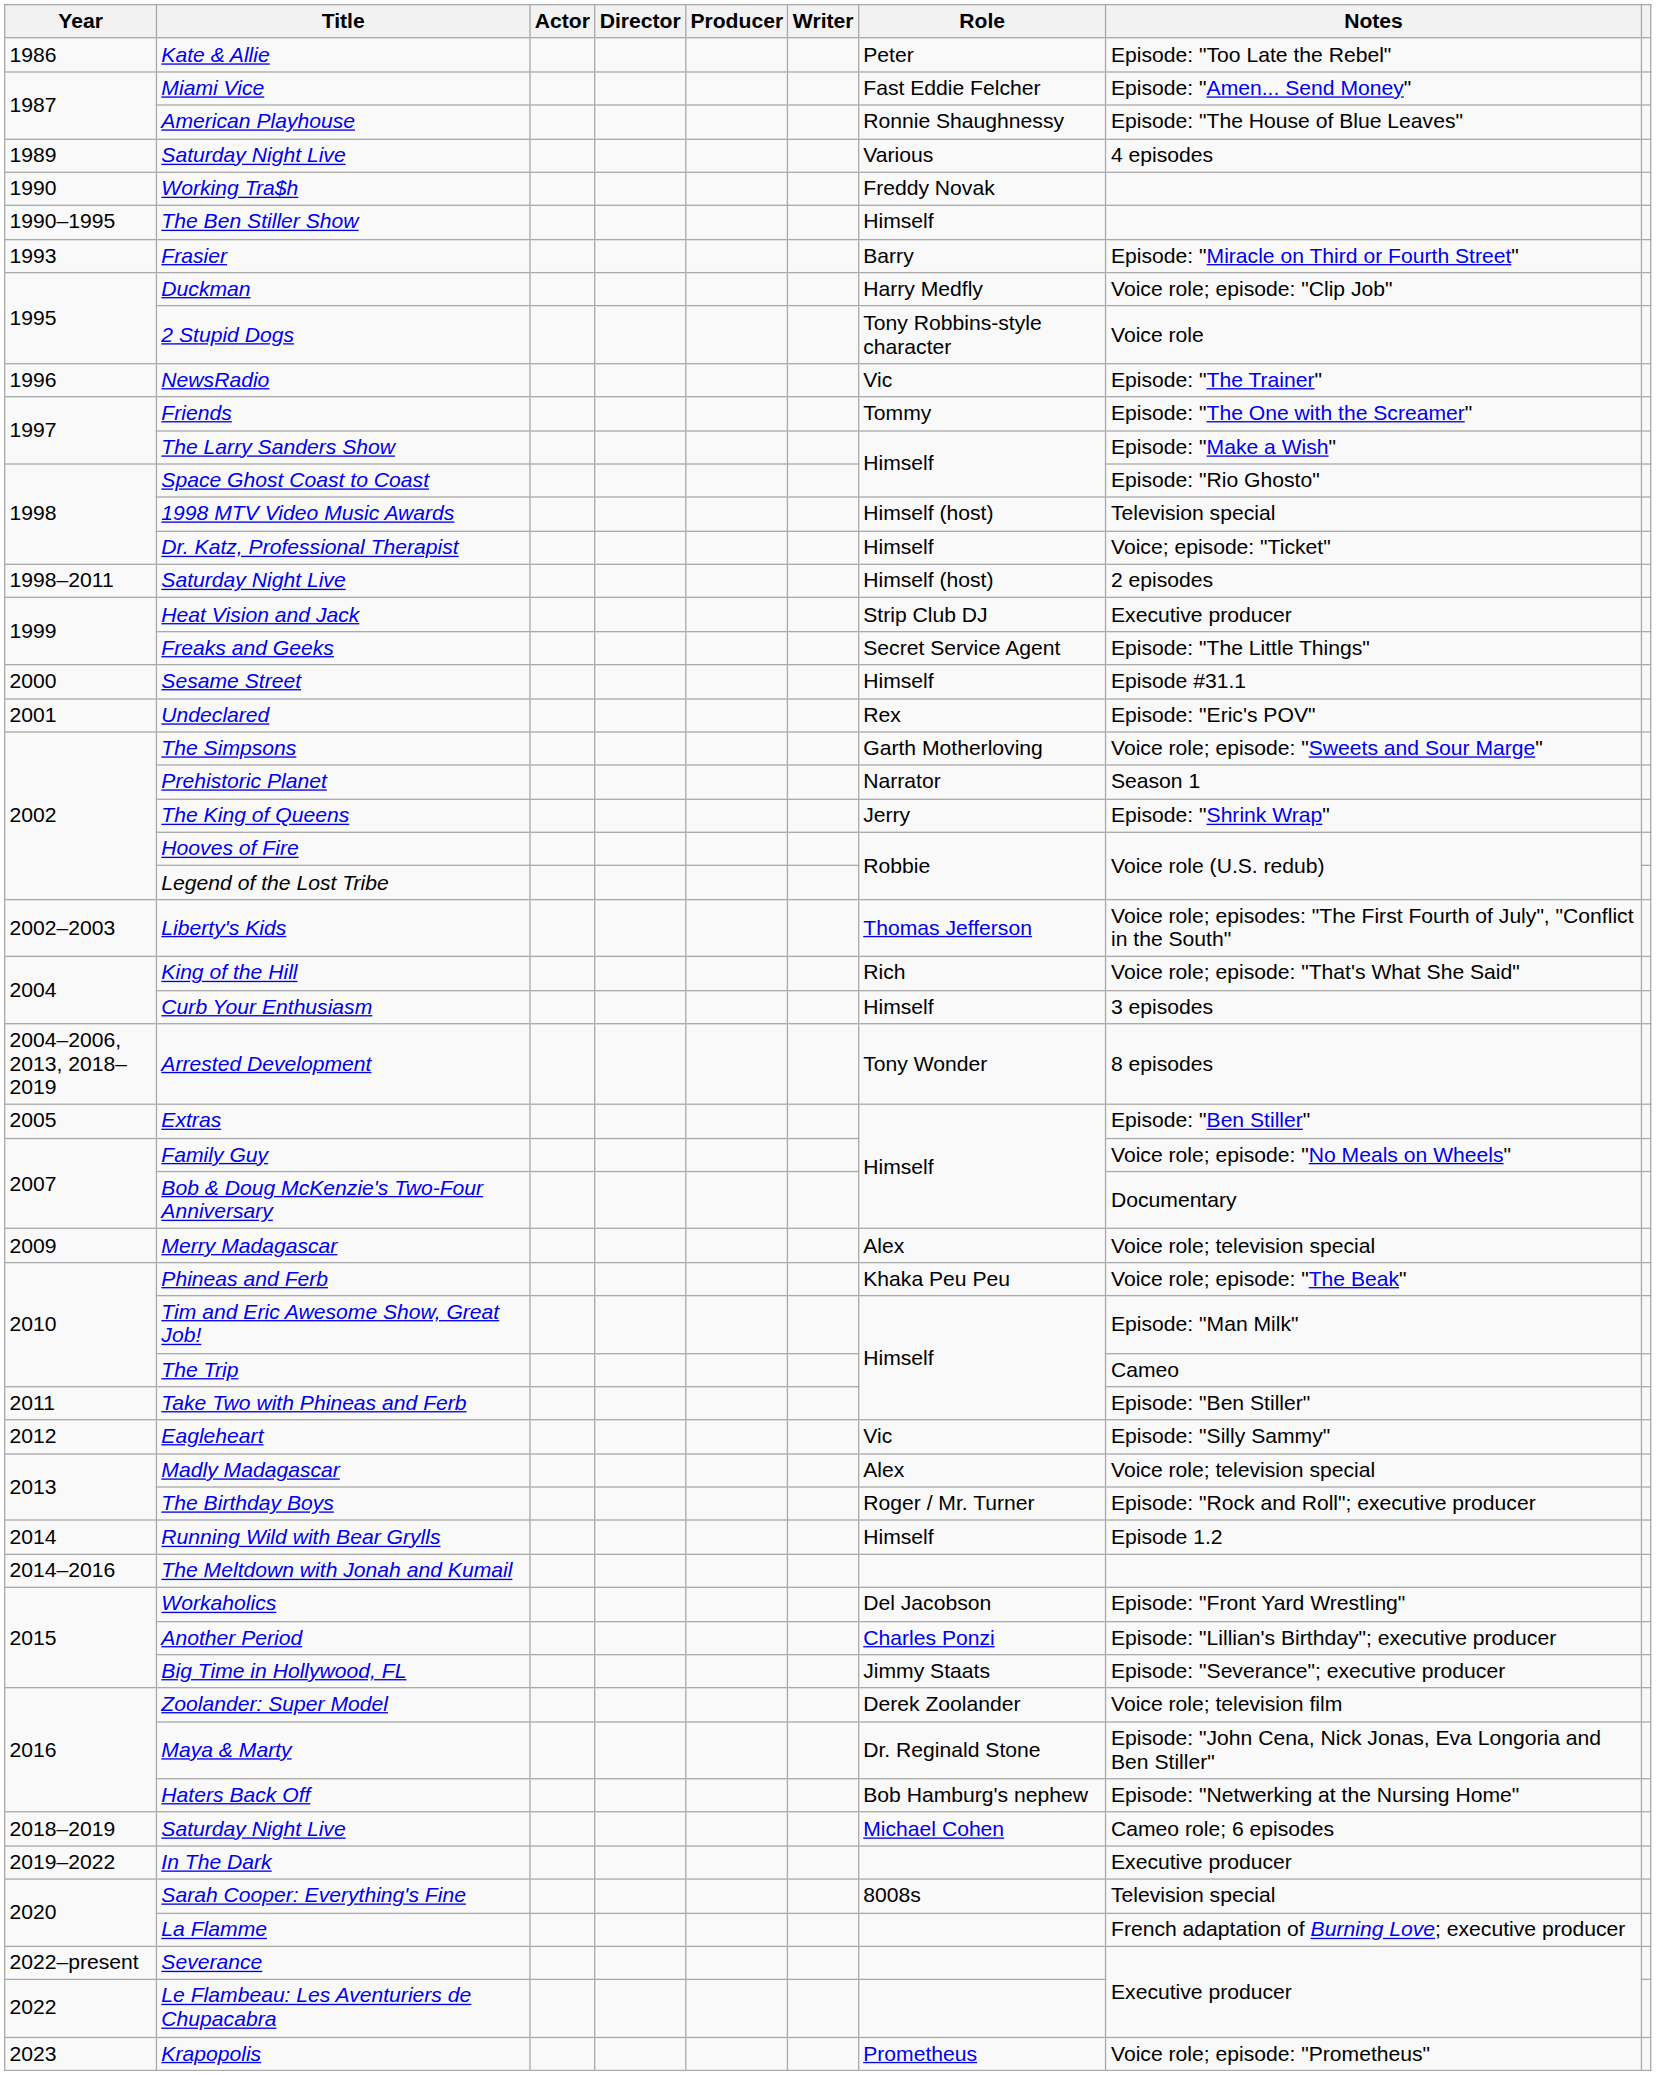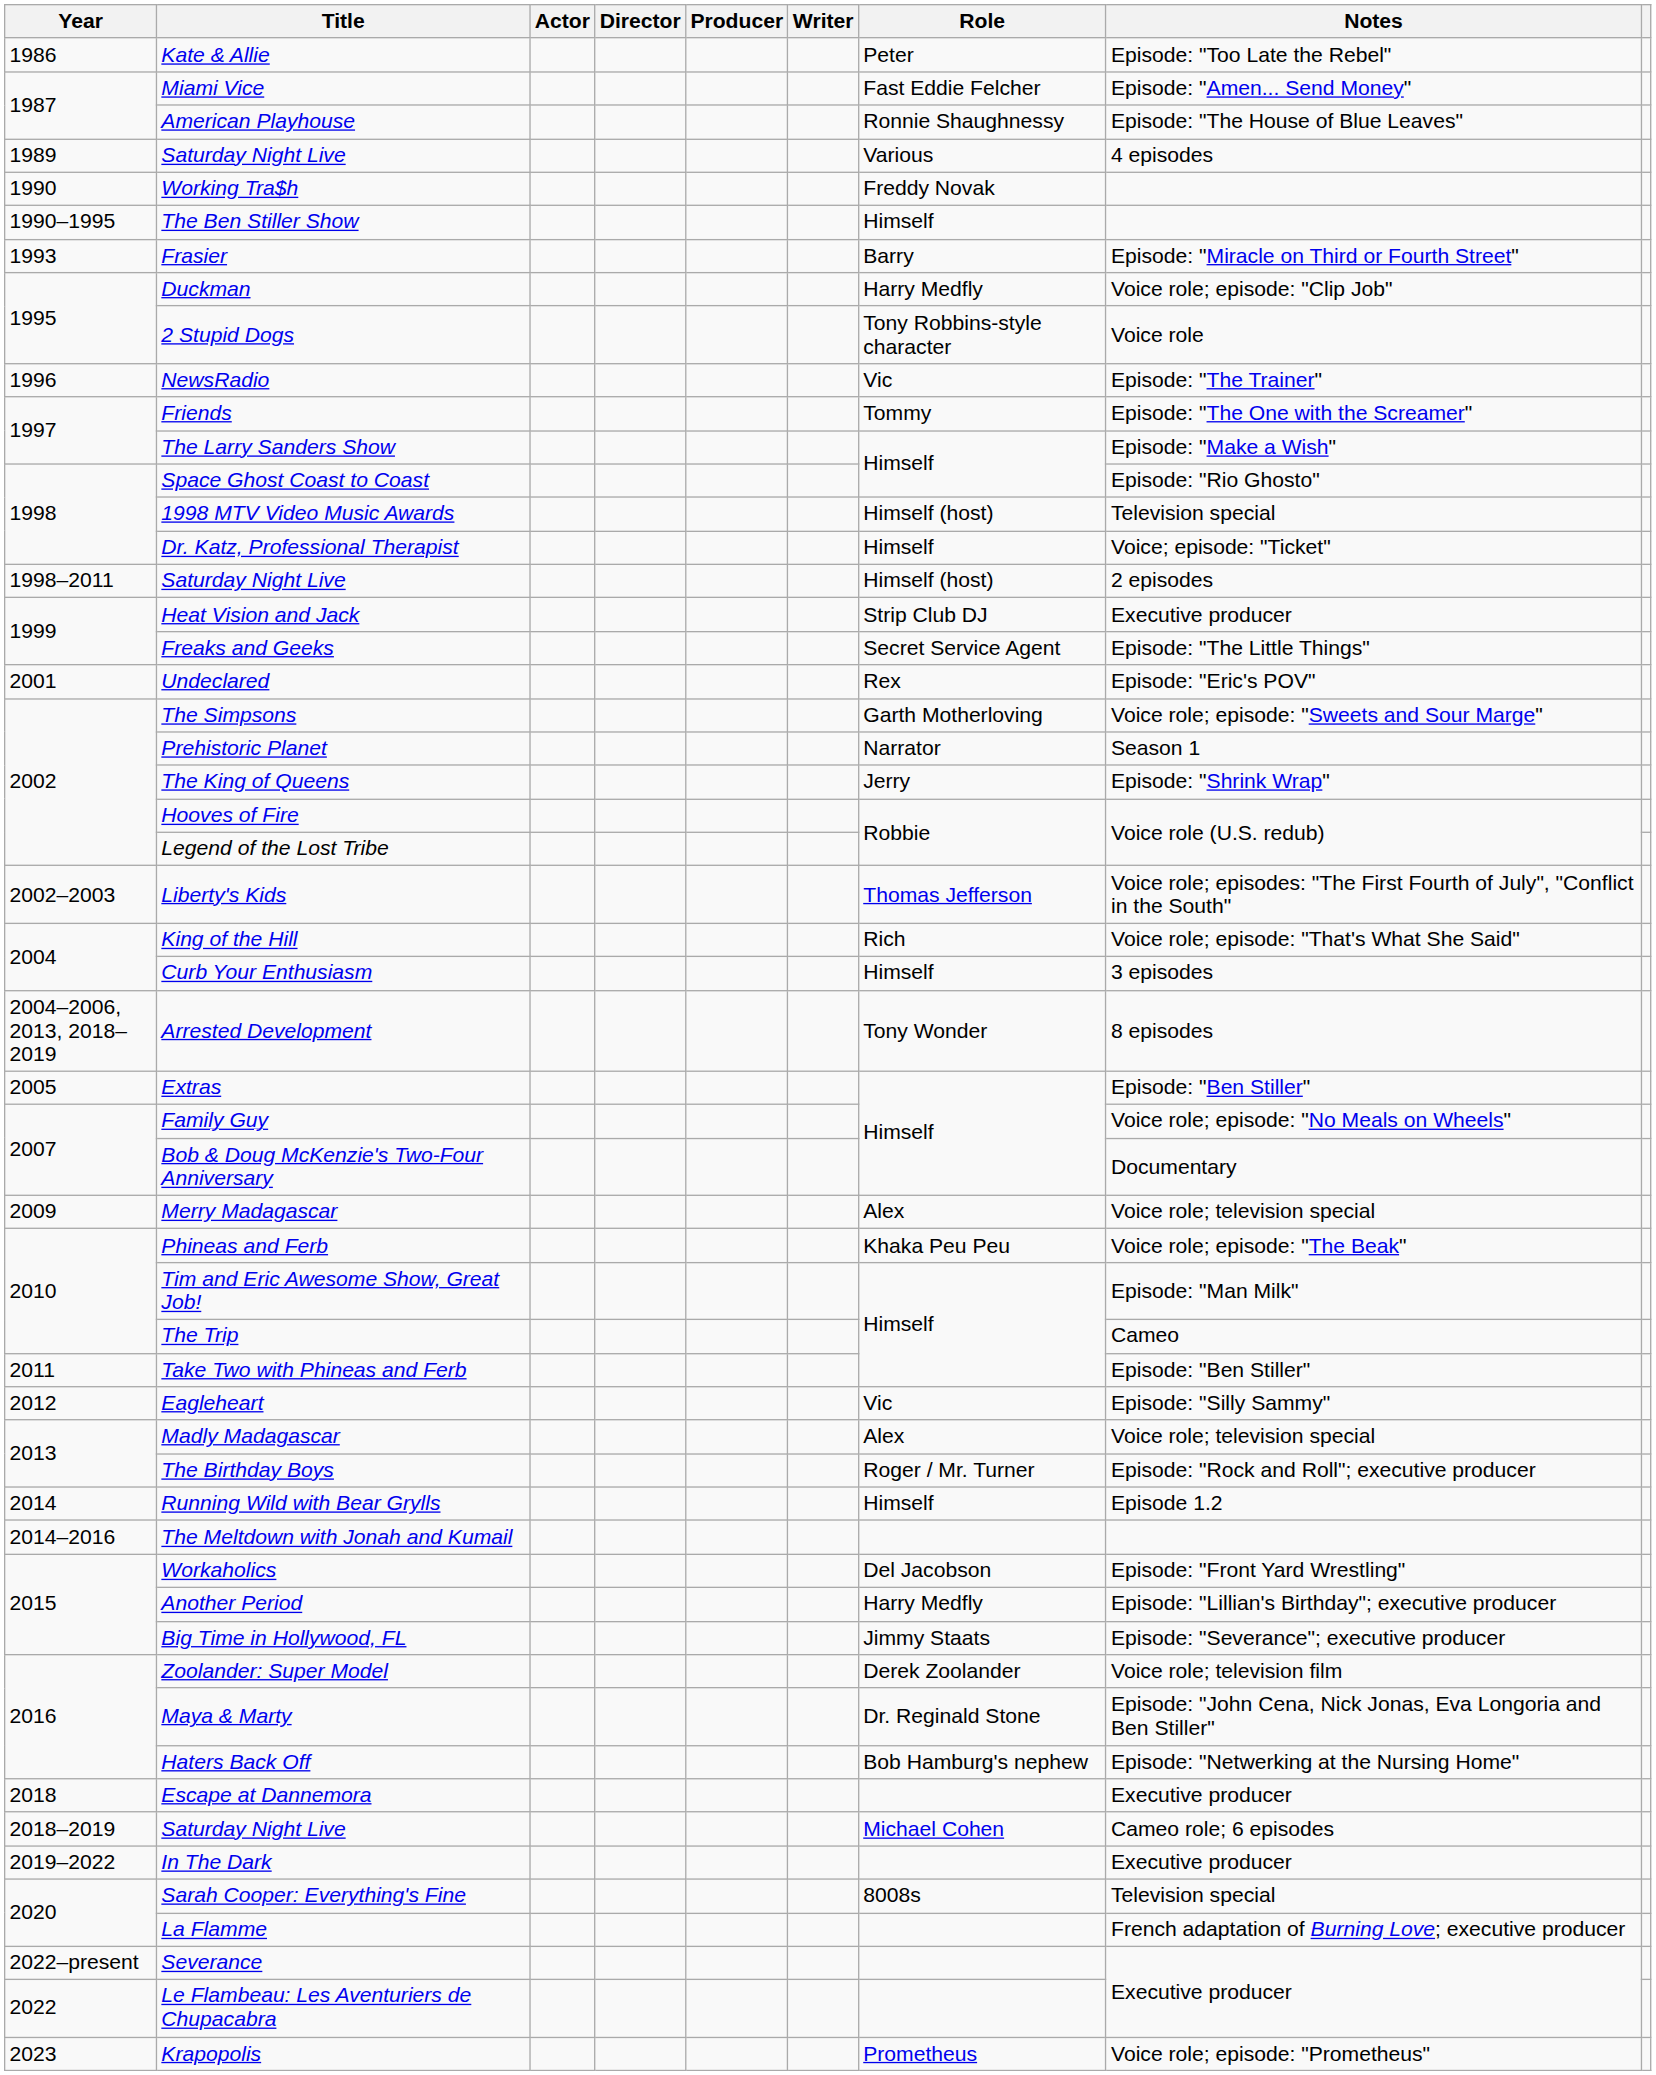- row: (33, 681)
(929, 1637) Charles Ponzi -> (923, 1604) Harry Medfly
+ row: (33, 1795)
